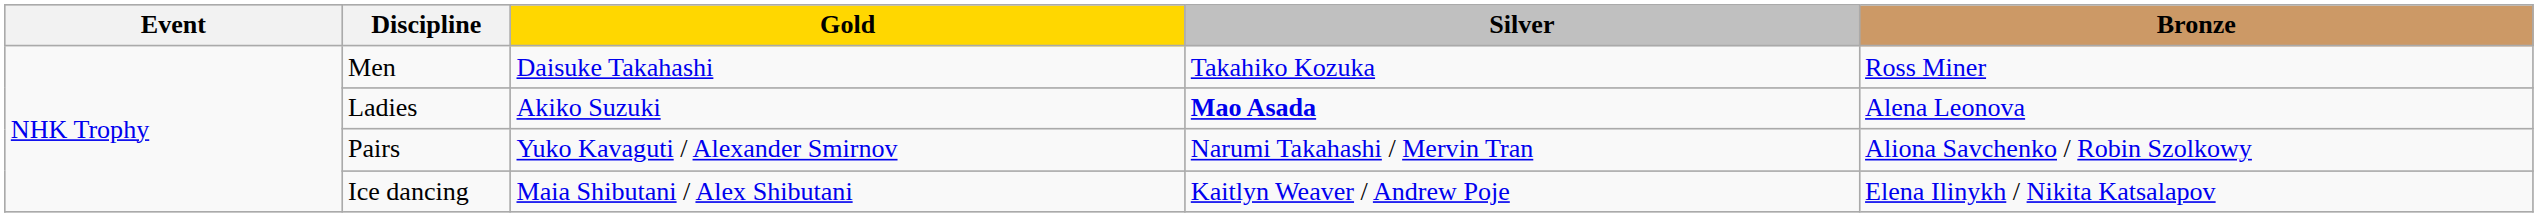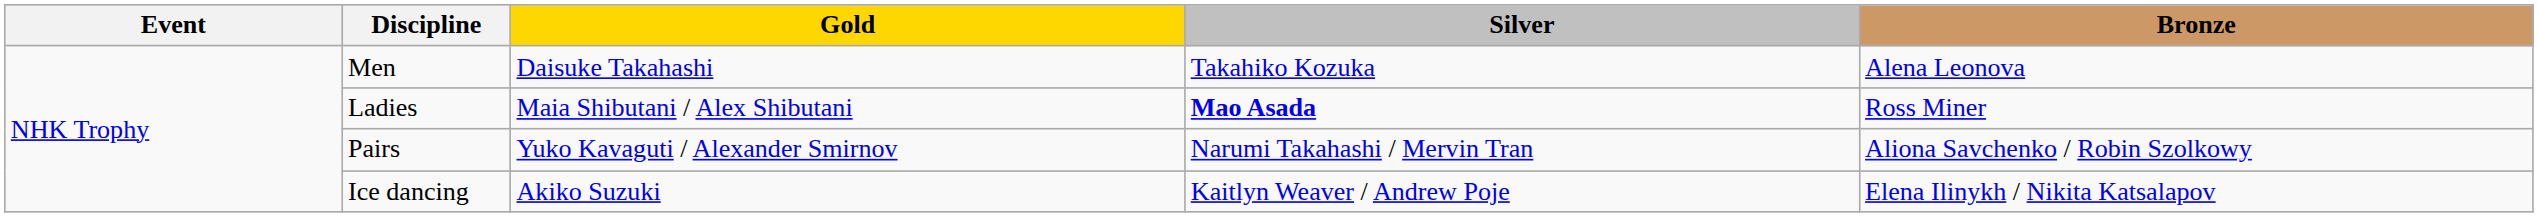(1926, 66) Ross Miner -> (1945, 66) Alena Leonova
(589, 107) Akiko Suzuki -> (685, 107) Maia Shibutani / Alex Shibutani
(1945, 107) Alena Leonova -> (1926, 107) Ross Miner
(685, 190) Maia Shibutani / Alex Shibutani -> (589, 190) Akiko Suzuki
